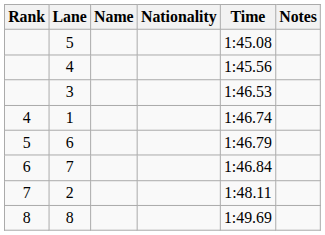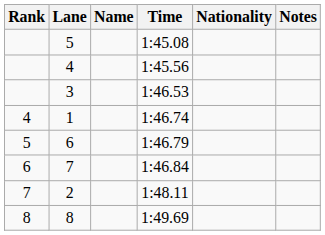columns swapped: (179, 17) <-> (248, 17)
